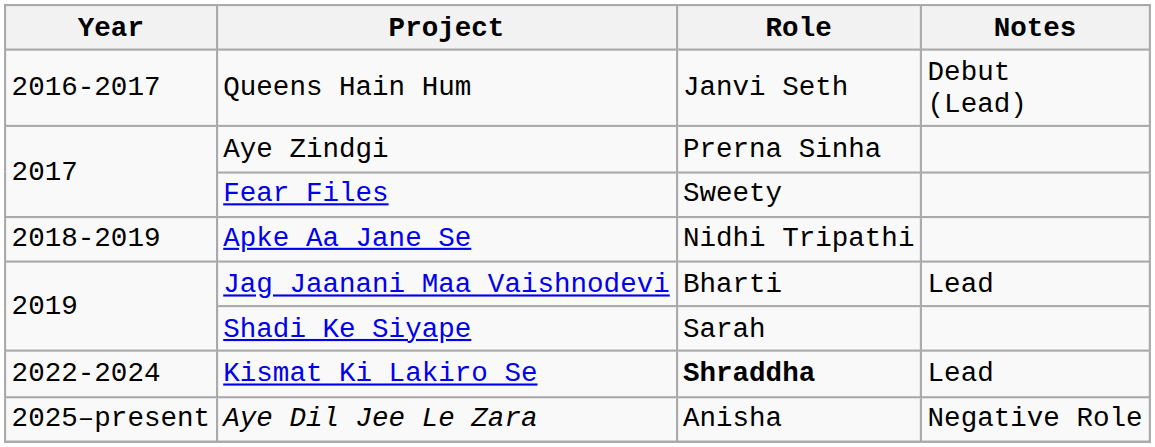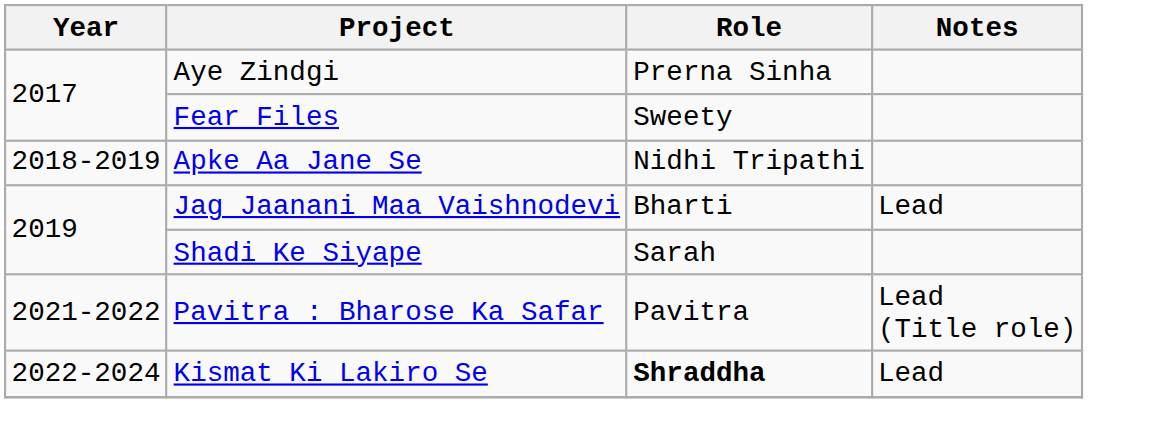- row: (347, 88)
+ row: (389, 313)
- row: (380, 419)
